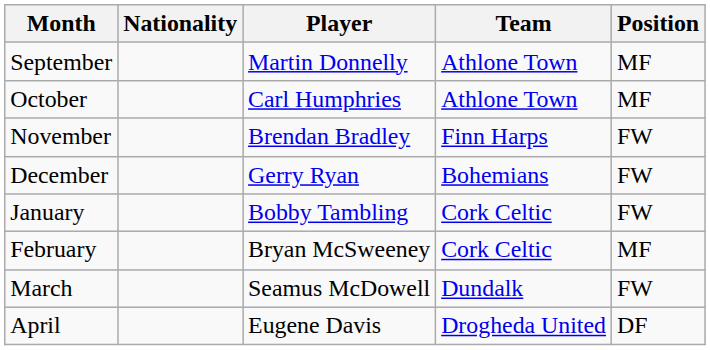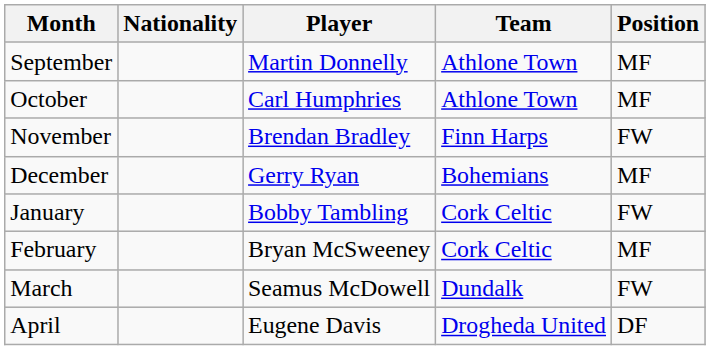(635, 174) FW -> (634, 174) MF
